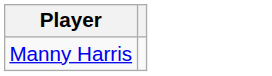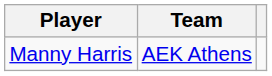+ column: (197, 20)
